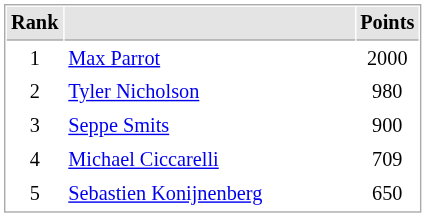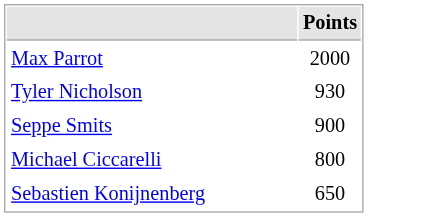- column: (35, 22)
(387, 91) 980 -> (330, 91) 930
(387, 159) 709 -> (330, 159) 800
